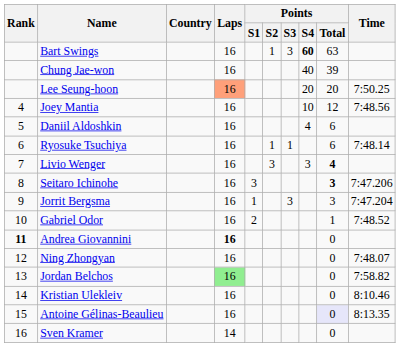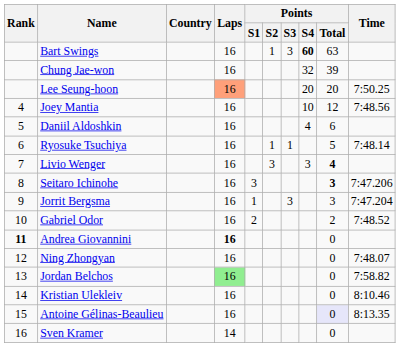(308, 70) 40 -> (308, 70) 32
(332, 145) 6 -> (332, 145) 5
(332, 220) 1 -> (332, 220) 2
